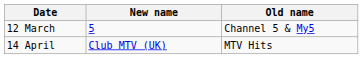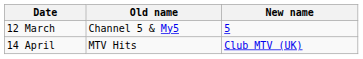columns swapped: (290, 13) <-> (154, 13)
